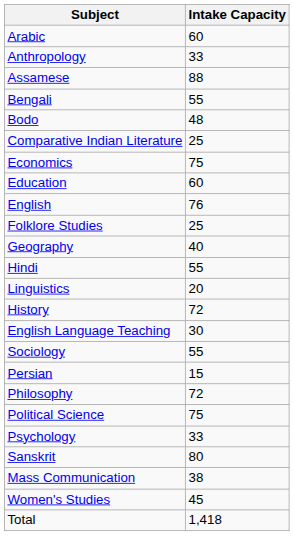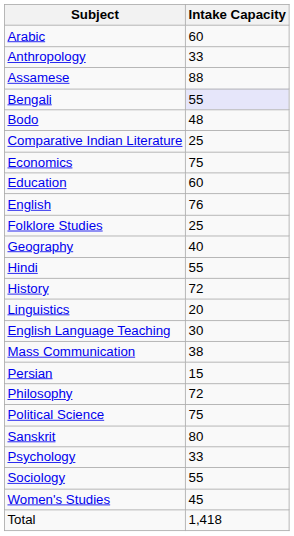(196, 99) no background -> (196, 99) lavender background
rows swapped: (28, 309) <-> (38, 288)
rows swapped: (71, 478) <-> (36, 352)
rows swapped: (41, 436) <-> (31, 457)
